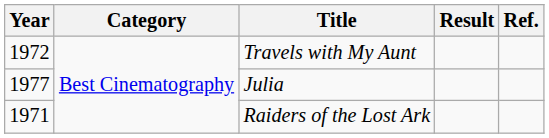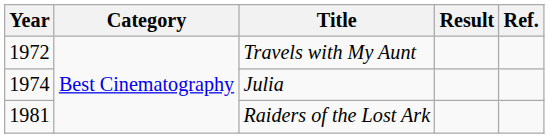(29, 84) 1977 -> (29, 84) 1974
(29, 116) 1971 -> (29, 116) 1981
